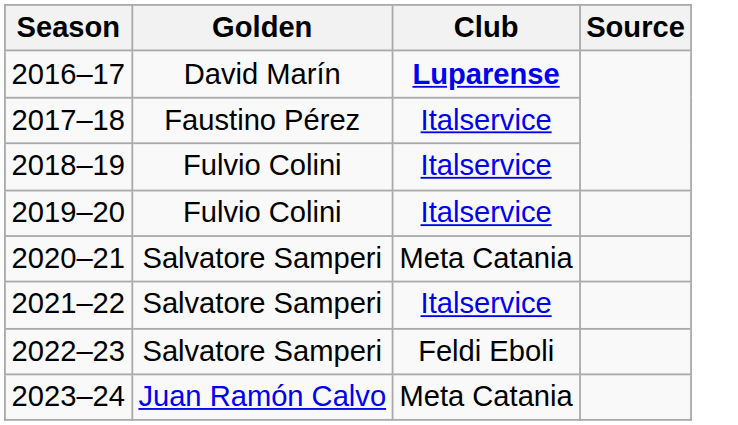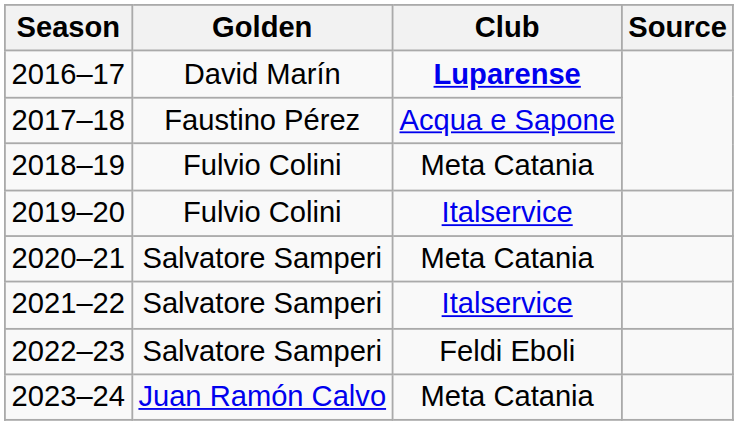(486, 119) Italservice -> (507, 119) Acqua e Sapone
(486, 166) Italservice -> (507, 166) Meta Catania
